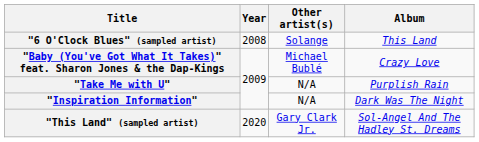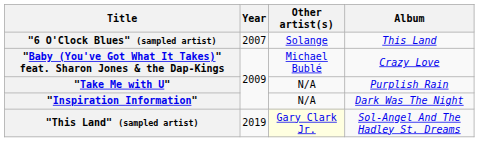(254, 40) 2008 -> (254, 40) 2007
(254, 123) 2020 -> (254, 123) 2019
(307, 123) no background -> (307, 123) lightyellow background
